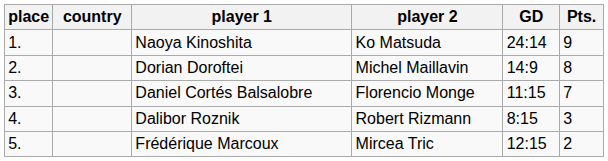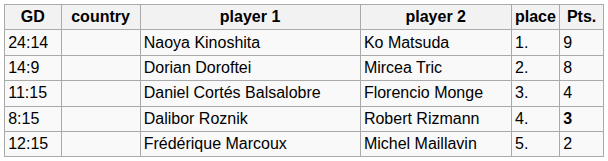columns swapped: (29, 17) <-> (531, 17)
(412, 67) Michel Maillavin -> (403, 67) Mircea Tric
(568, 93) 7 -> (568, 93) 4
(568, 118) normal -> (568, 118) bold
(395, 144) Mircea Tric -> (420, 144) Michel Maillavin
